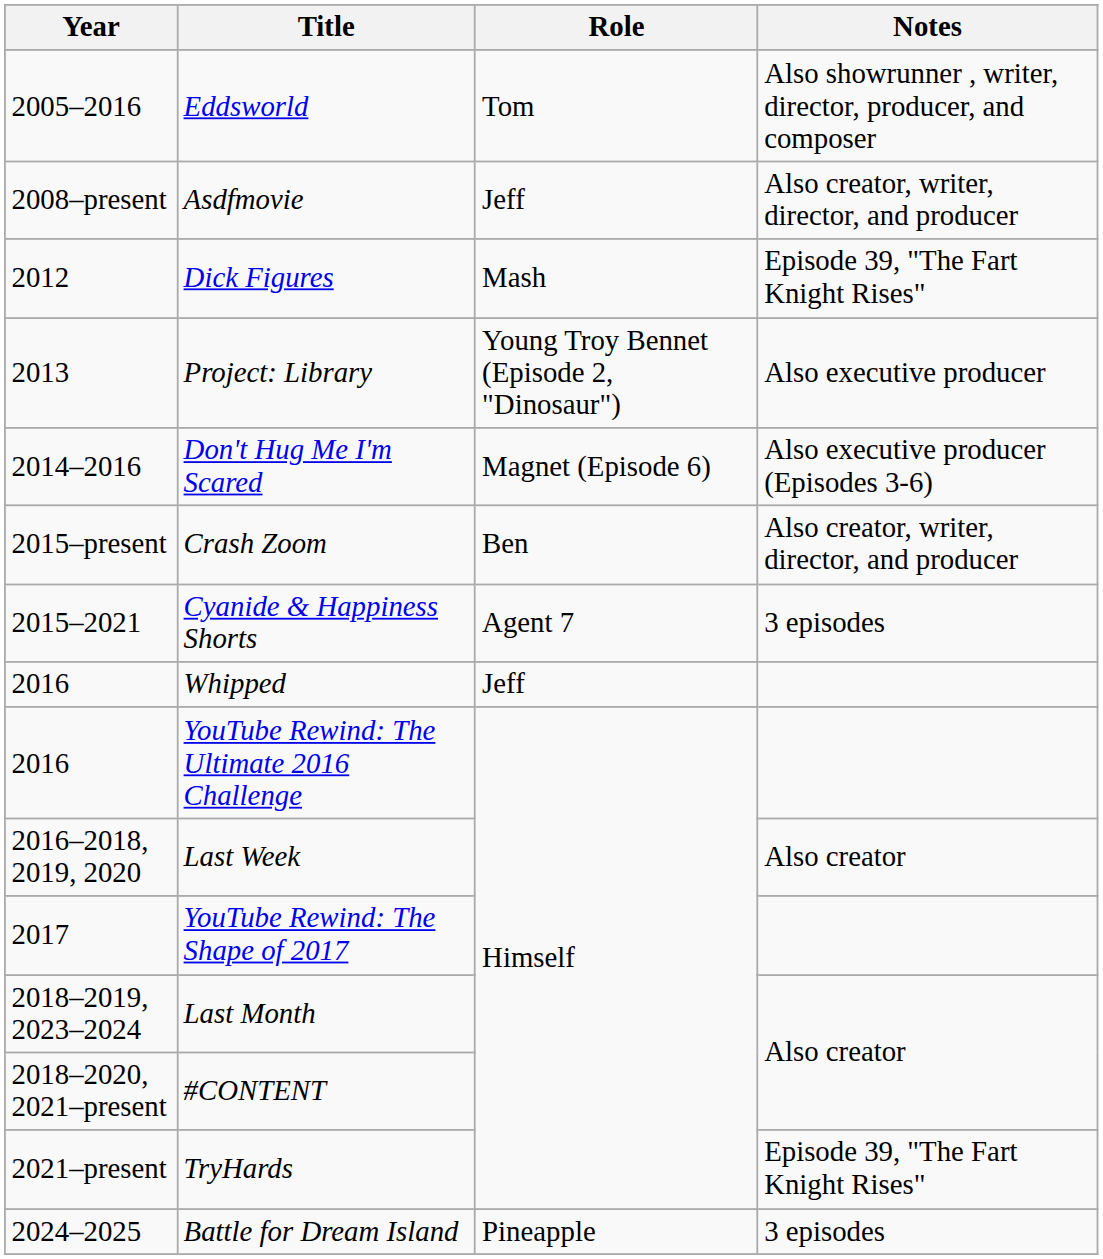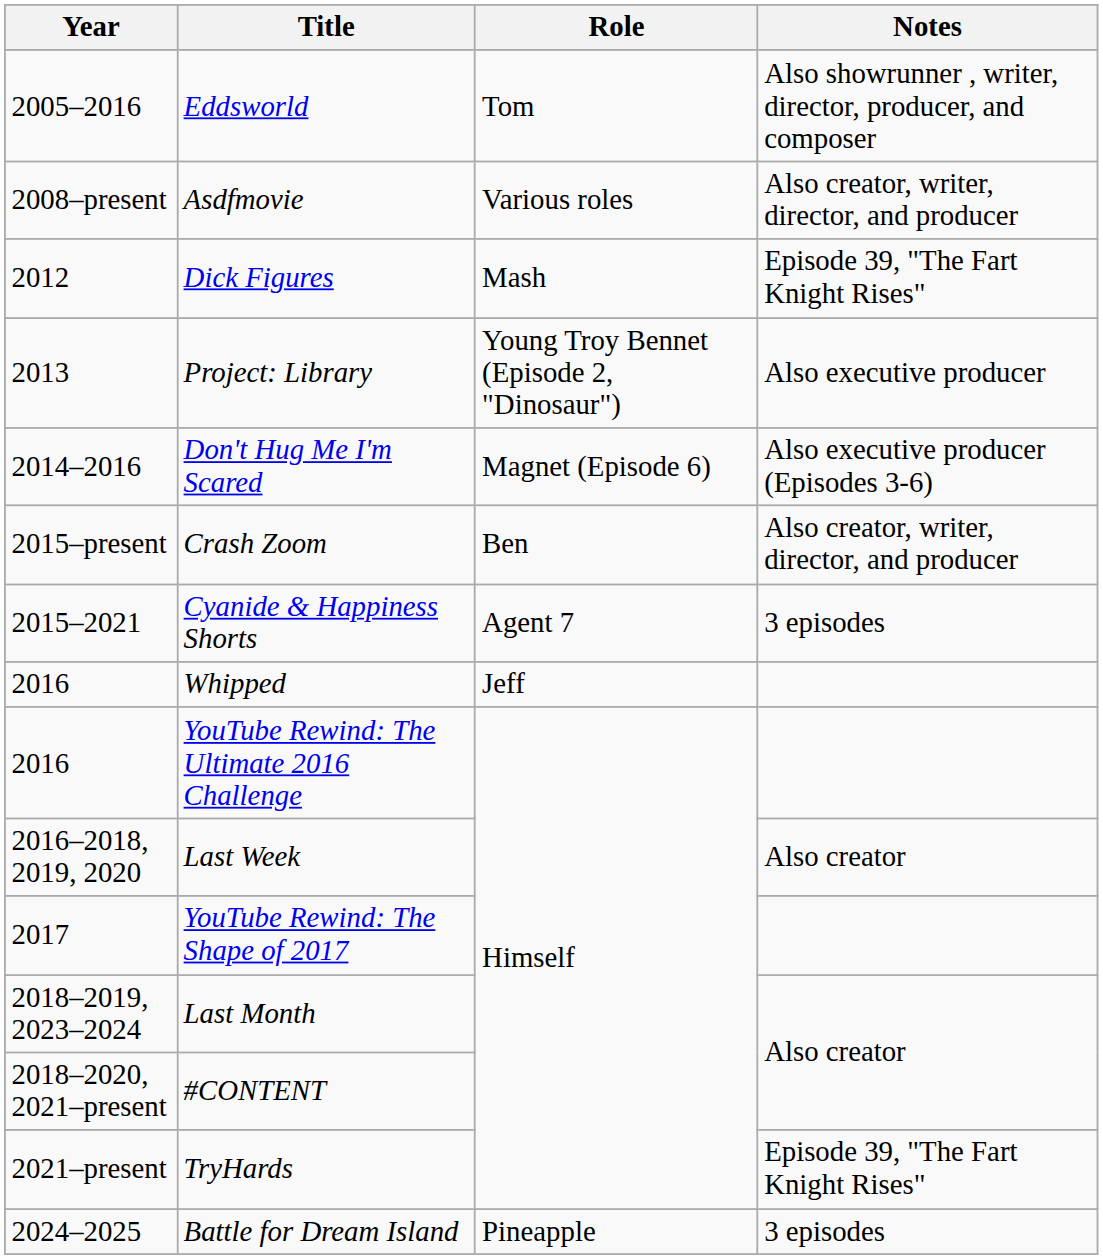(503, 199) Jeff -> (558, 199) Various roles
